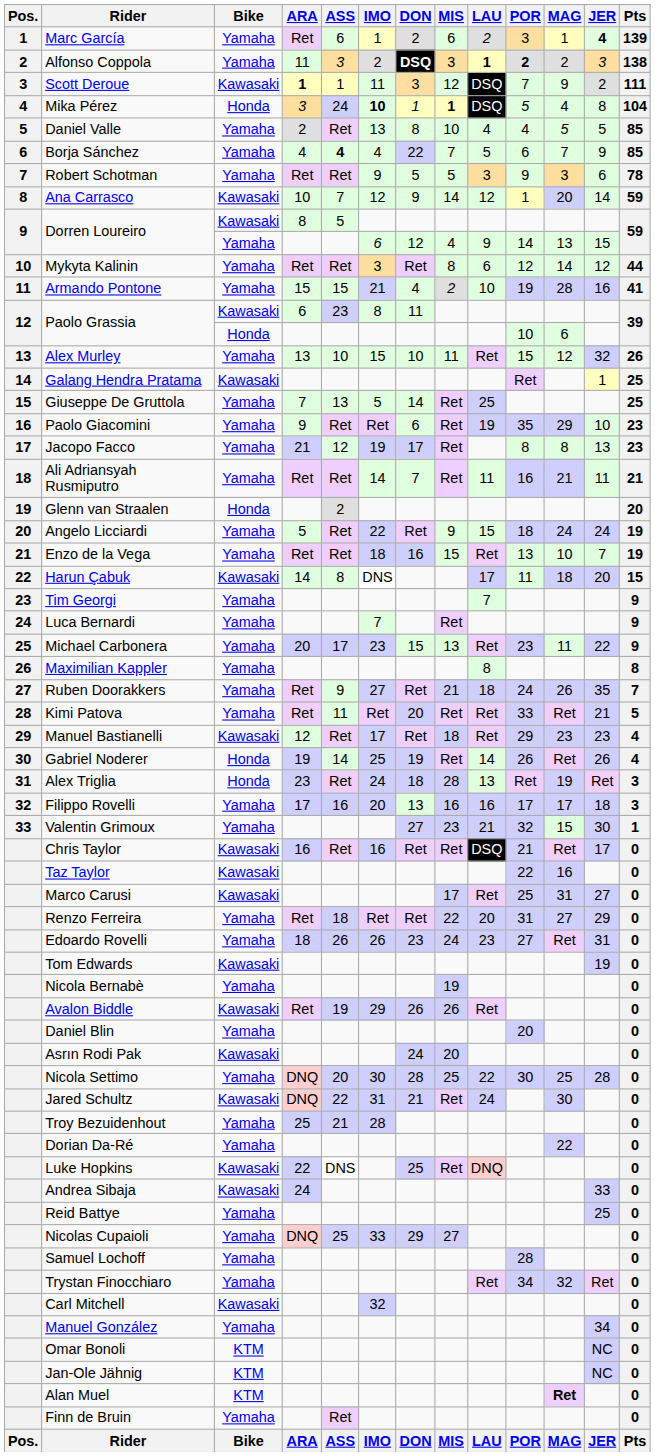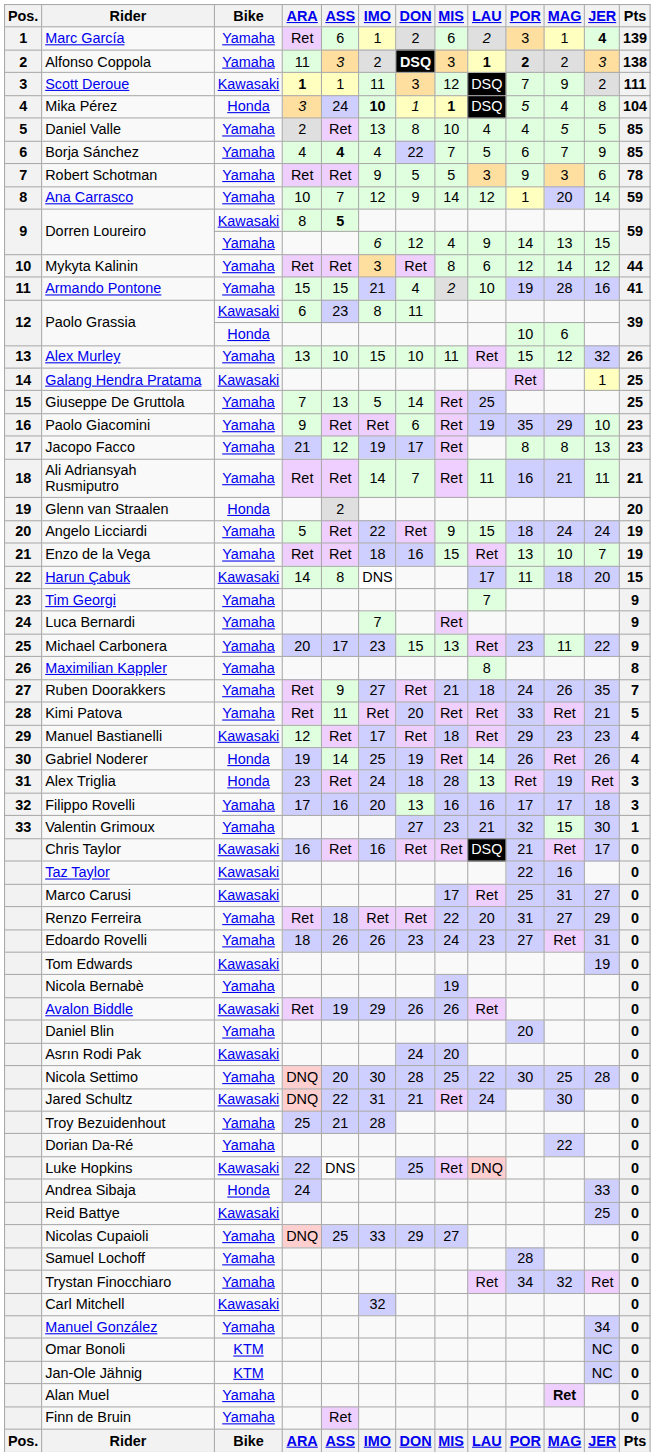(248, 197) Kawasaki -> (248, 197) Yamaha
(340, 220) normal -> (340, 220) bold
(248, 1190) Kawasaki -> (248, 1190) Honda
(248, 1213) Yamaha -> (248, 1213) Kawasaki
(248, 1395) KTM -> (248, 1395) Yamaha
